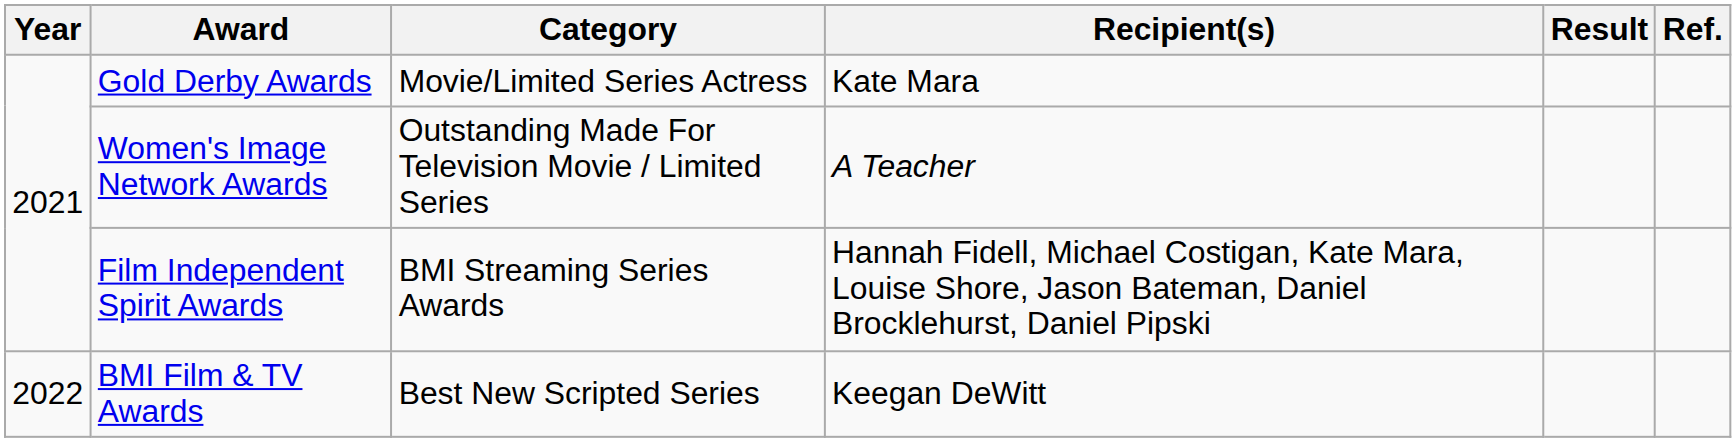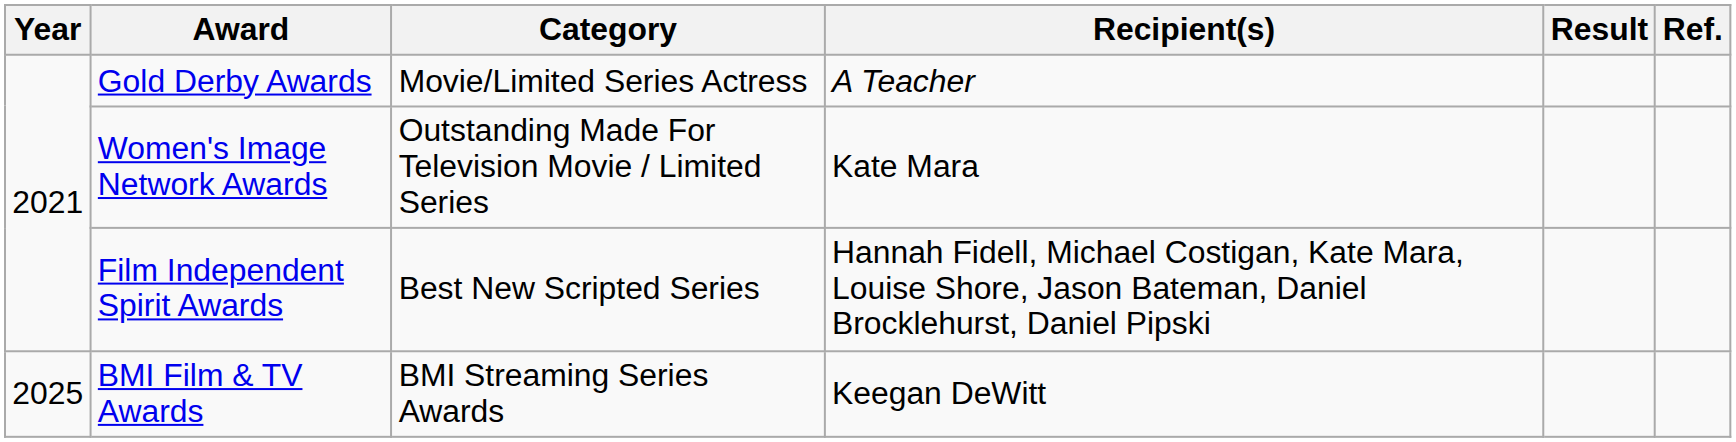(905, 80) Kate Mara -> (903, 80) A Teacher
(903, 166) A Teacher -> (905, 166) Kate Mara
(553, 288) BMI Streaming Series Awards -> (579, 288) Best New Scripted Series
(48, 392) 2022 -> (48, 392) 2025
(579, 392) Best New Scripted Series -> (553, 392) BMI Streaming Series Awards
